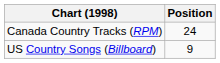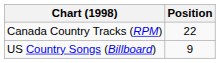(190, 31) 24 -> (190, 31) 22
